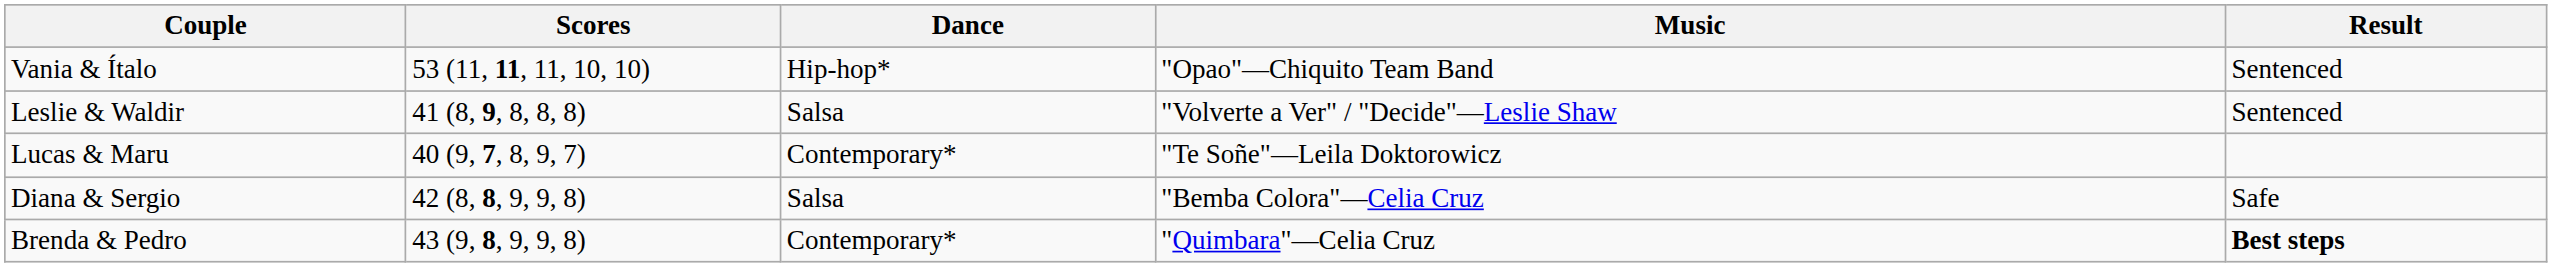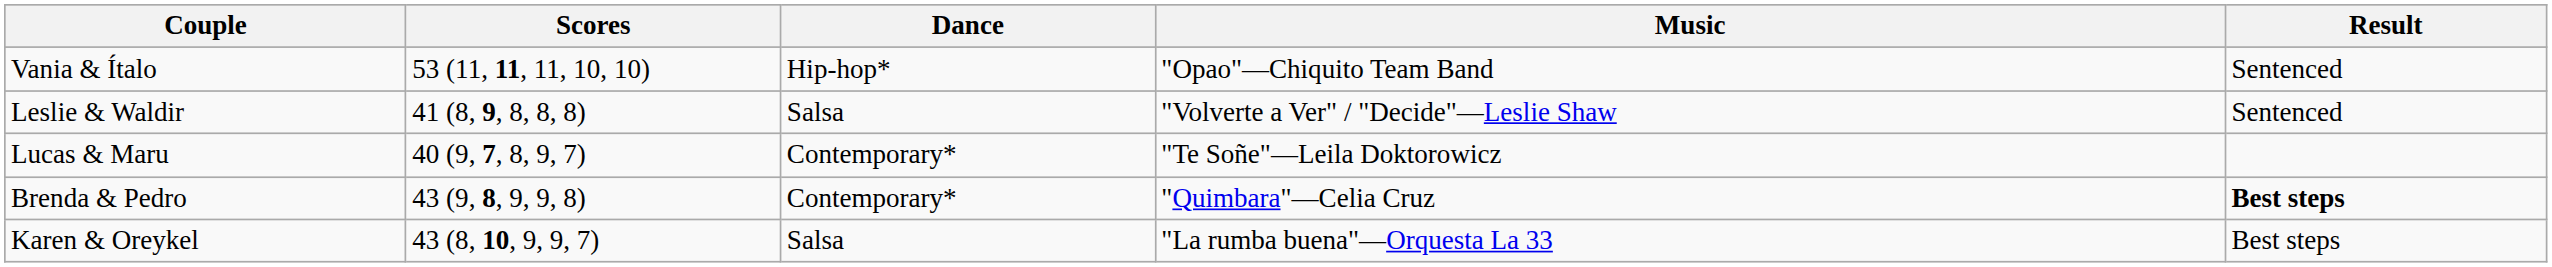- row: (96, 197)
+ row: (105, 240)
